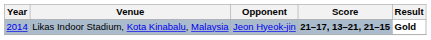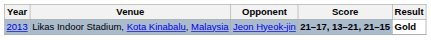(17, 27) 2014 -> (17, 27) 2013
